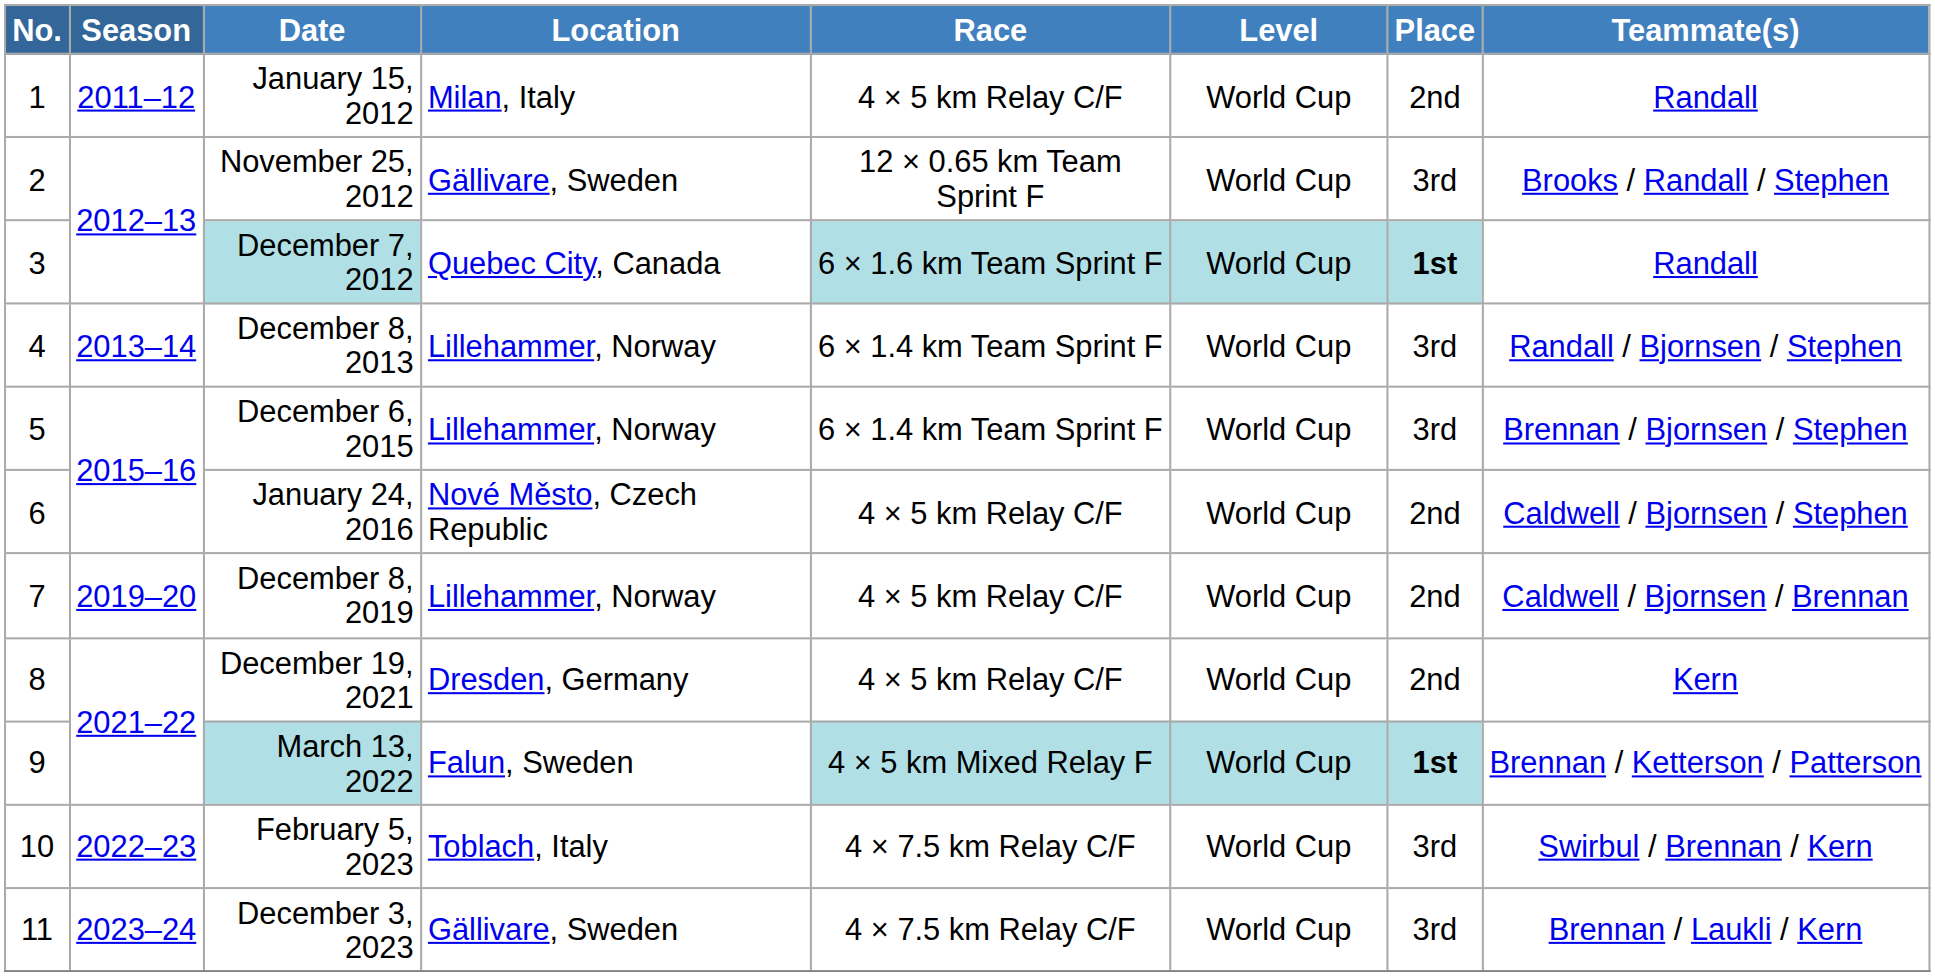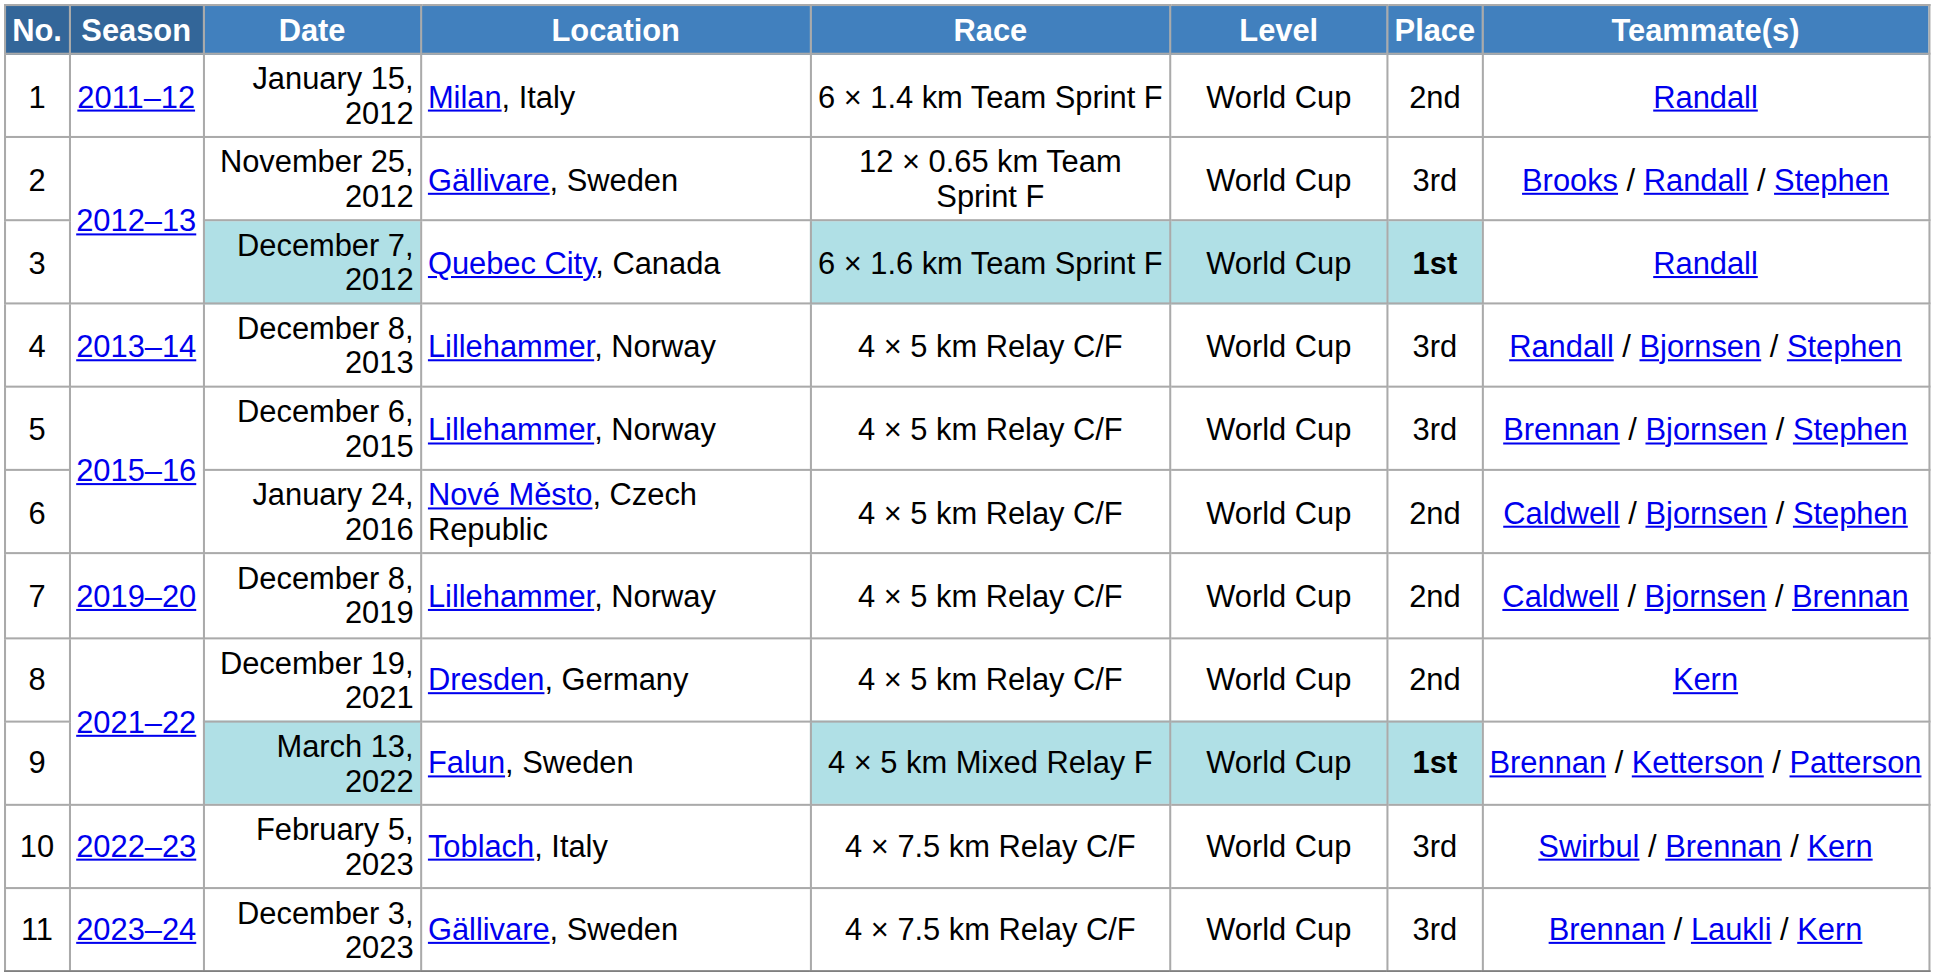(990, 96) 4 × 5 km Relay C/F -> (990, 96) 6 × 1.4 km Team Sprint F
(990, 346) 6 × 1.4 km Team Sprint F -> (990, 346) 4 × 5 km Relay C/F
(990, 429) 6 × 1.4 km Team Sprint F -> (990, 429) 4 × 5 km Relay C/F
